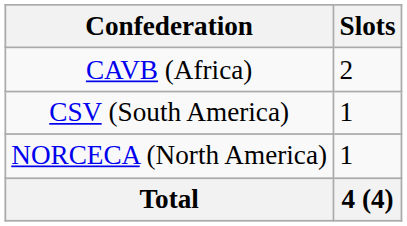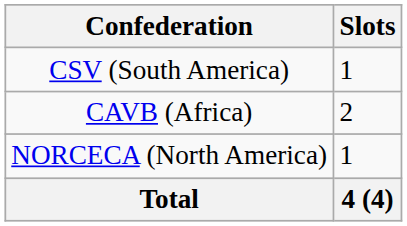rows swapped: (169, 69) <-> (169, 112)
